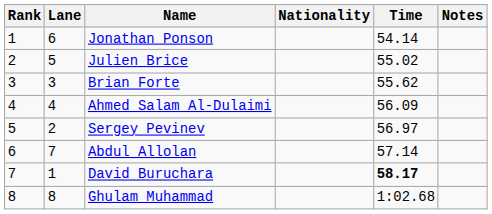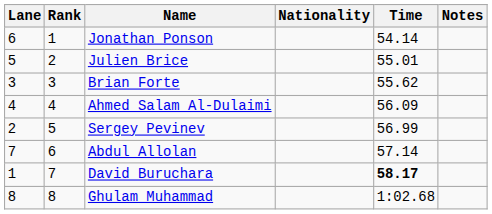columns swapped: (25, 16) <-> (65, 16)
(398, 61) 55.02 -> (398, 61) 55.01
(398, 129) 56.97 -> (398, 129) 56.99
